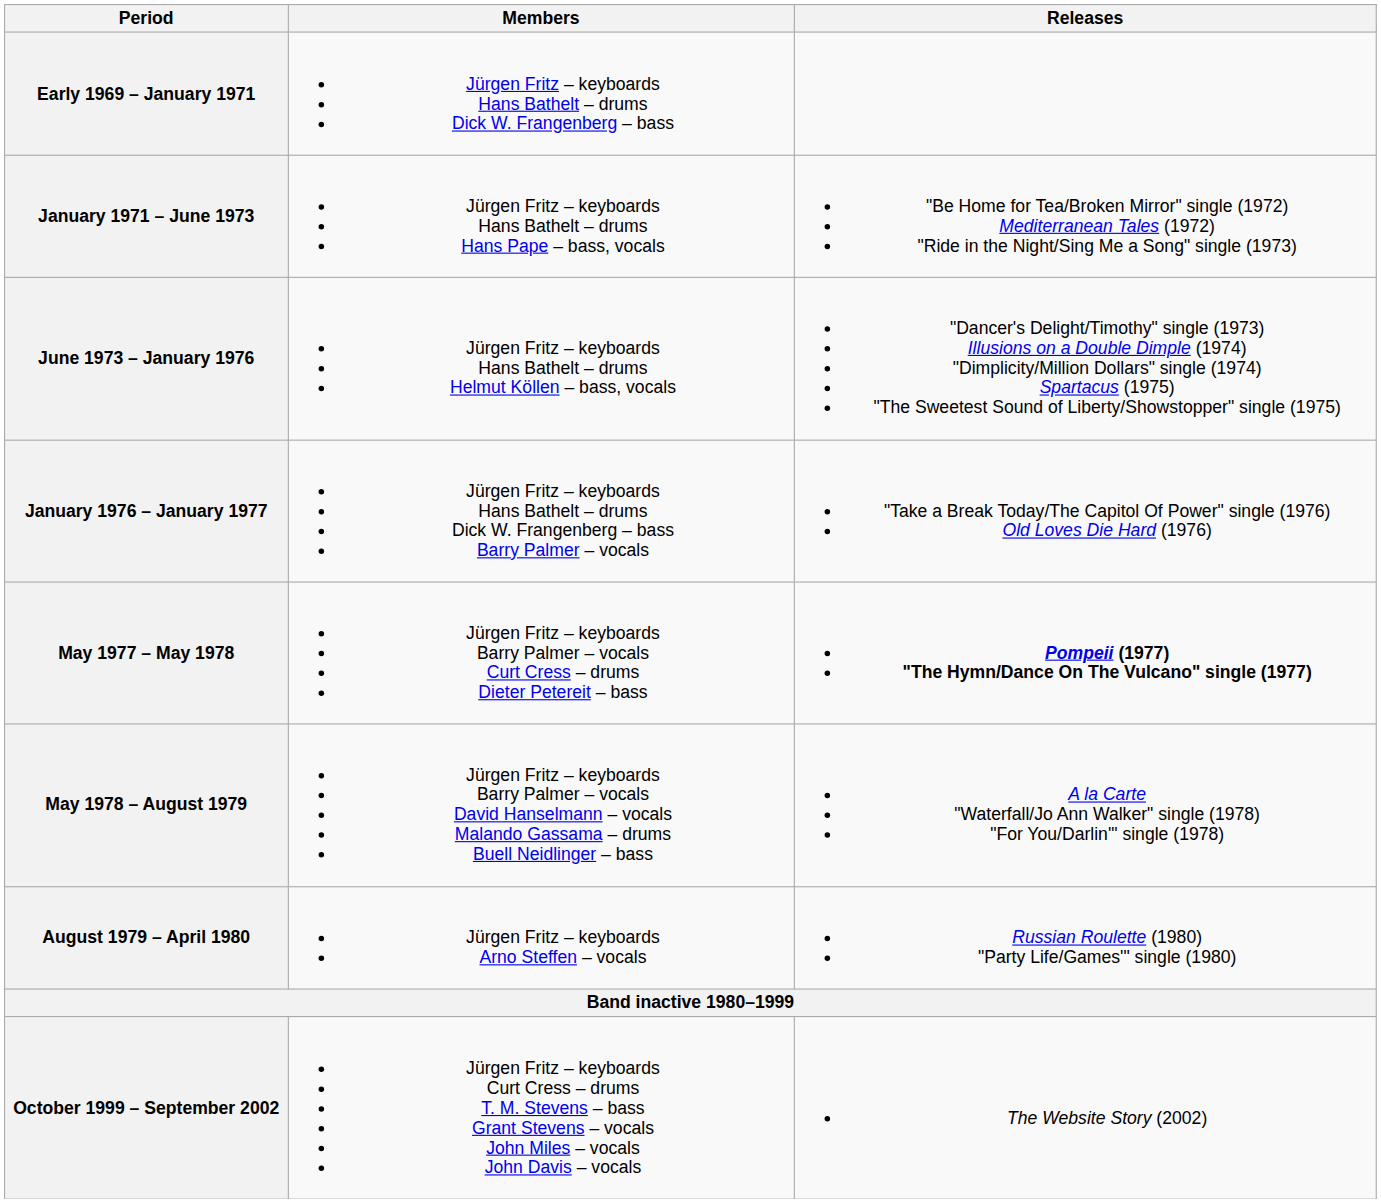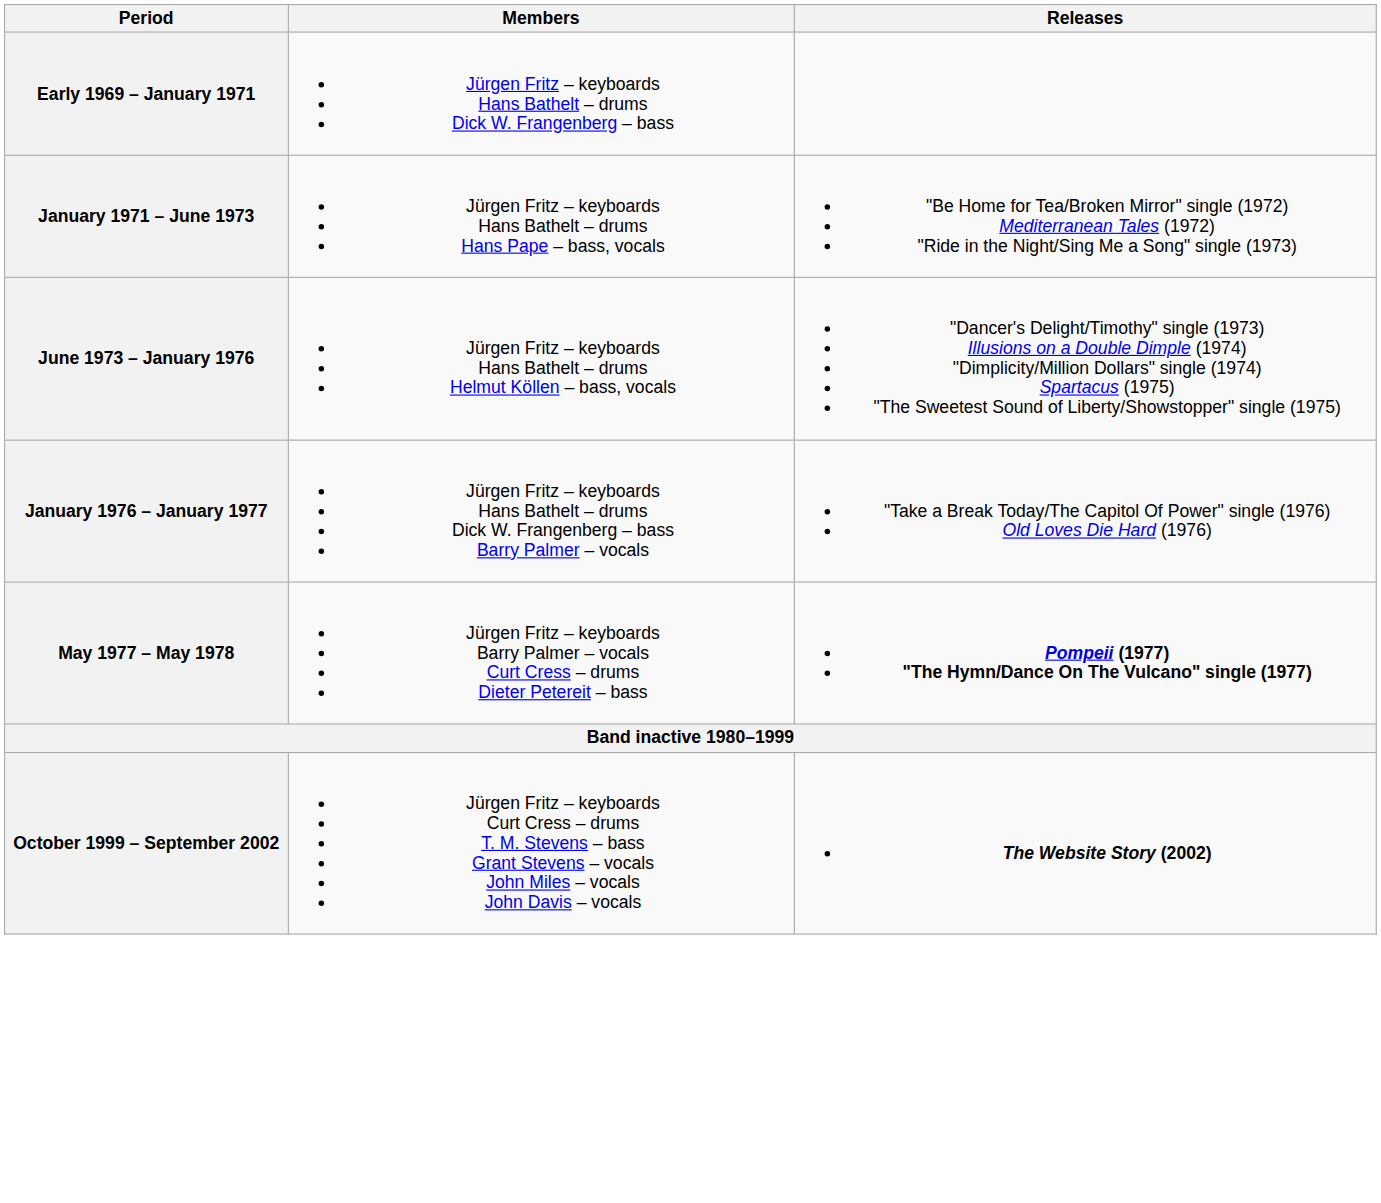- row: (146, 805)
- row: (146, 937)
(1085, 1118) normal -> (1085, 853) bold
